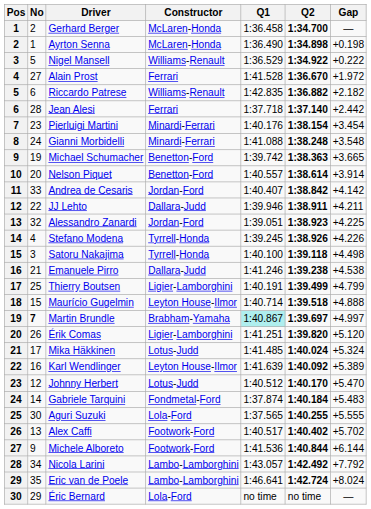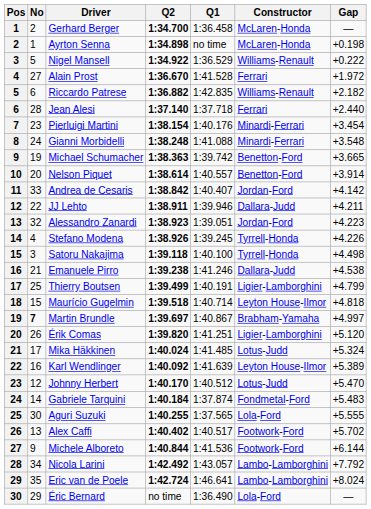columns swapped: (193, 13) <-> (308, 13)
(263, 45) 1:36.490 -> (210, 45) no time
(348, 109) +2.442 -> (348, 109) +2.440
(348, 222) +4.225 -> (348, 222) +4.223
(348, 303) +4.888 -> (348, 303) +4.818
(263, 319) paleturquoise background -> (213, 319) no background
(260, 496) no time -> (213, 496) 1:36.490
